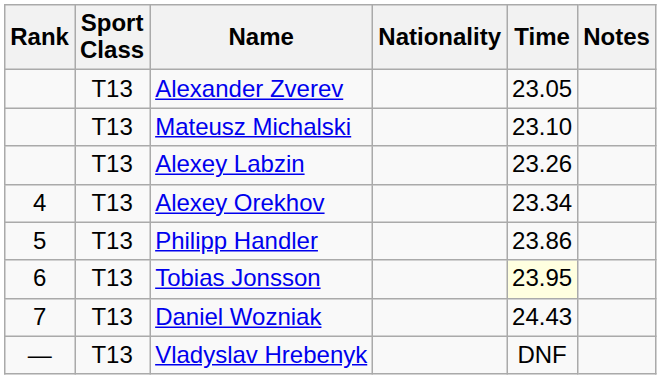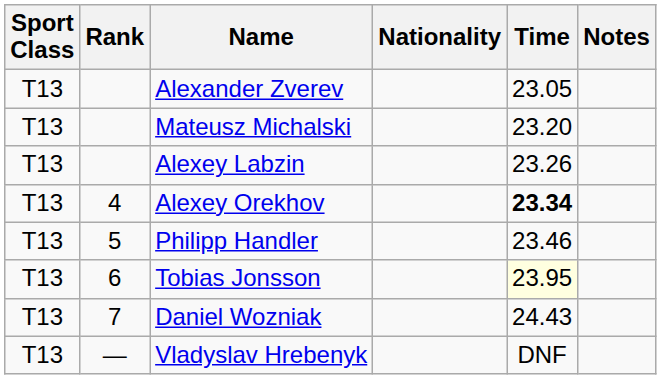columns swapped: (40, 37) <-> (112, 37)
(542, 126) 23.10 -> (542, 126) 23.20
(542, 202) normal -> (542, 202) bold
(542, 240) 23.86 -> (542, 240) 23.46
